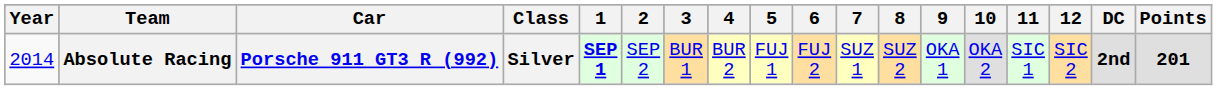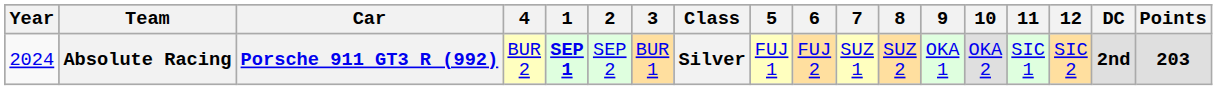columns swapped: (541, 20) <-> (729, 20)
(32, 59) 2014 -> (32, 59) 2024
(1173, 59) 201 -> (1173, 59) 203
